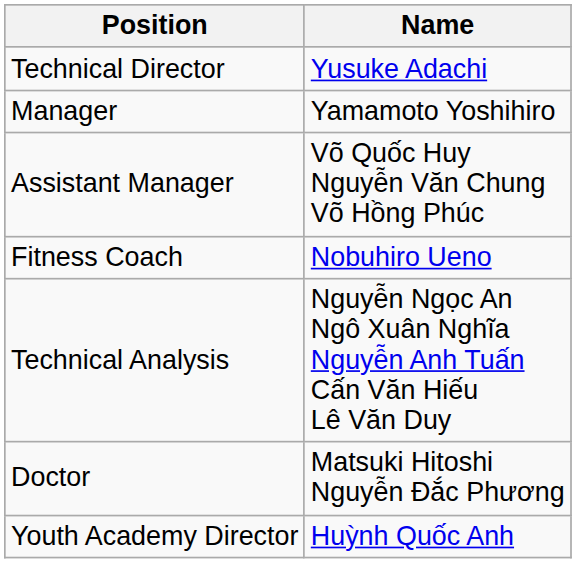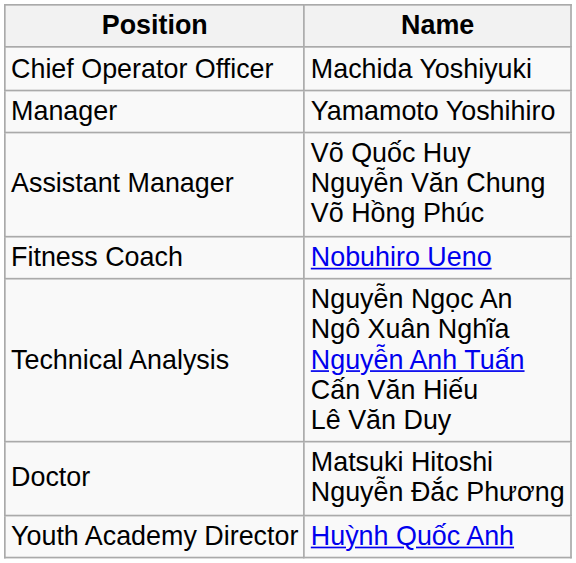+ row: (142, 68)
- row: (118, 68)
